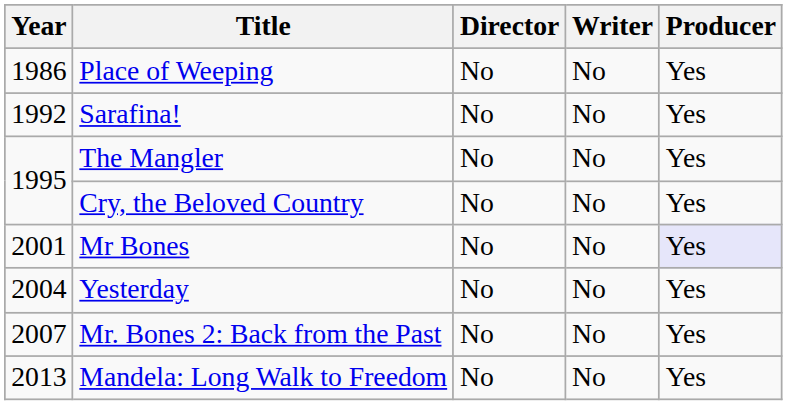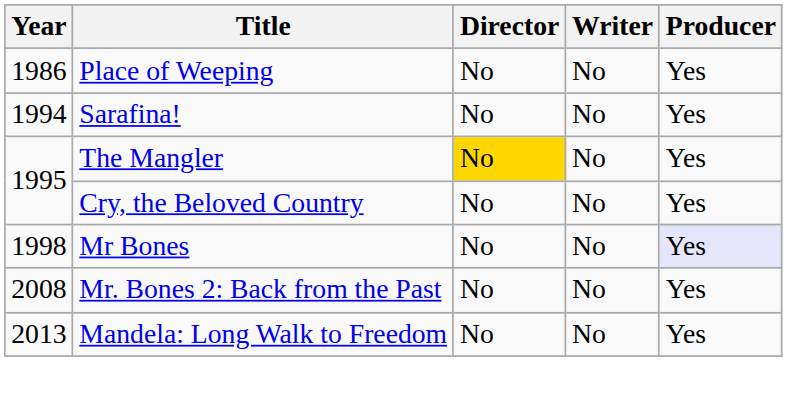(39, 114) 1992 -> (39, 114) 1994
(477, 158) no background -> (477, 158) gold background
(39, 245) 2001 -> (39, 245) 1998
- row: (134, 289)
(39, 333) 2007 -> (39, 289) 2008
